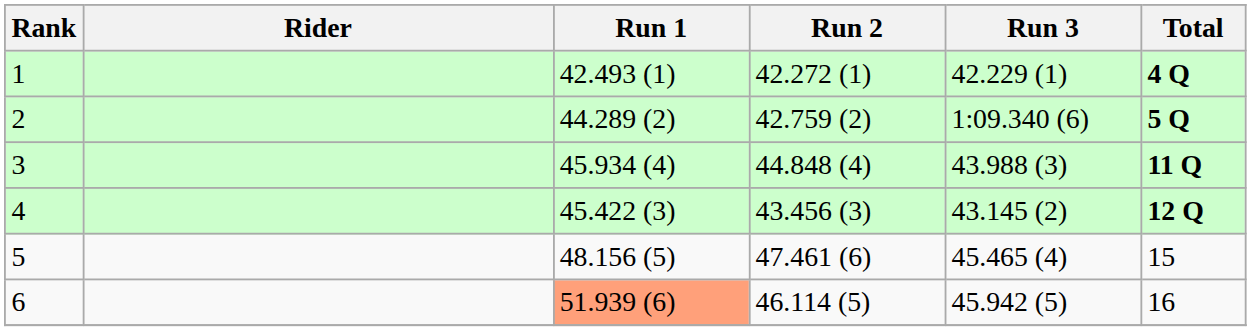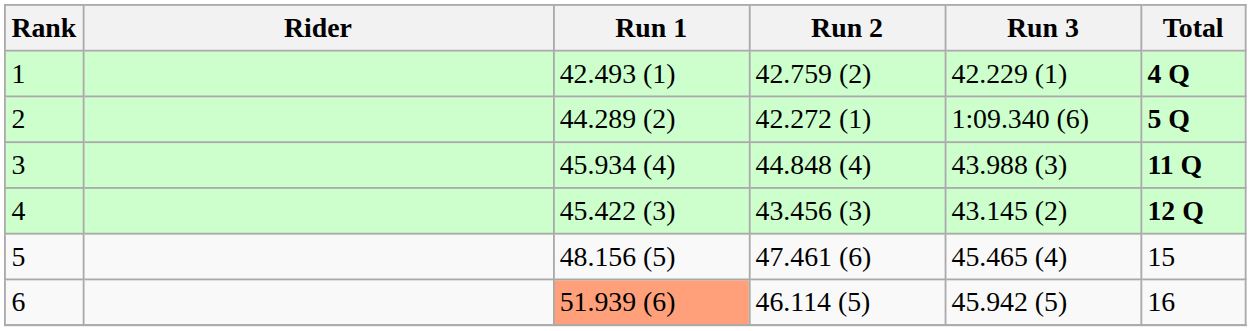(813, 73) 42.272 (1) -> (813, 73) 42.759 (2)
(813, 119) 42.759 (2) -> (813, 119) 42.272 (1)
